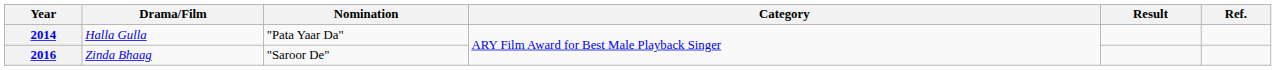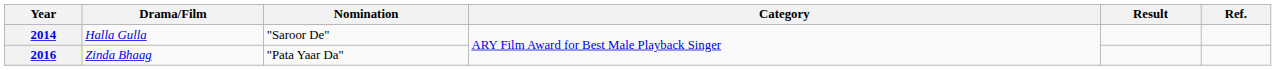(305, 34) "Pata Yaar Da" -> (298, 34) "Saroor De"
(298, 55) "Saroor De" -> (305, 55) "Pata Yaar Da"
